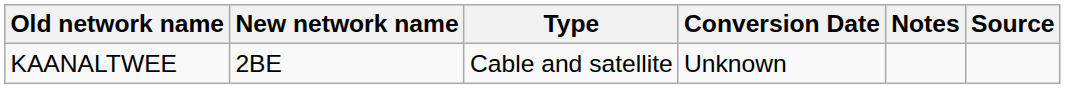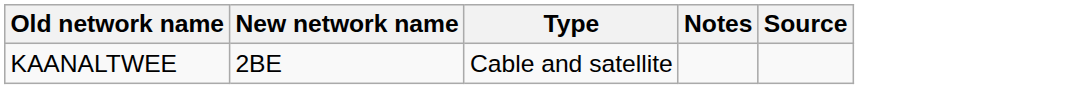- column: (782, 24)
